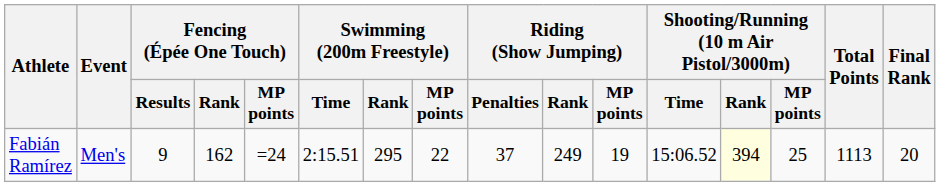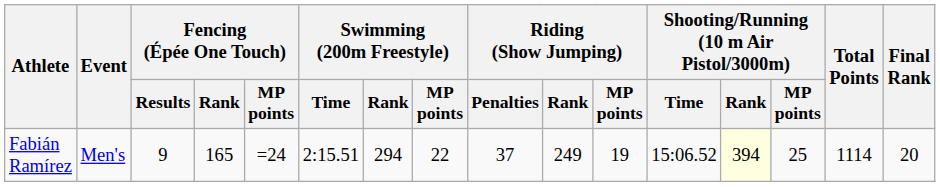(219, 155) 162 -> (219, 155) 165
(388, 155) 295 -> (388, 155) 294
(854, 155) 1113 -> (854, 155) 1114
